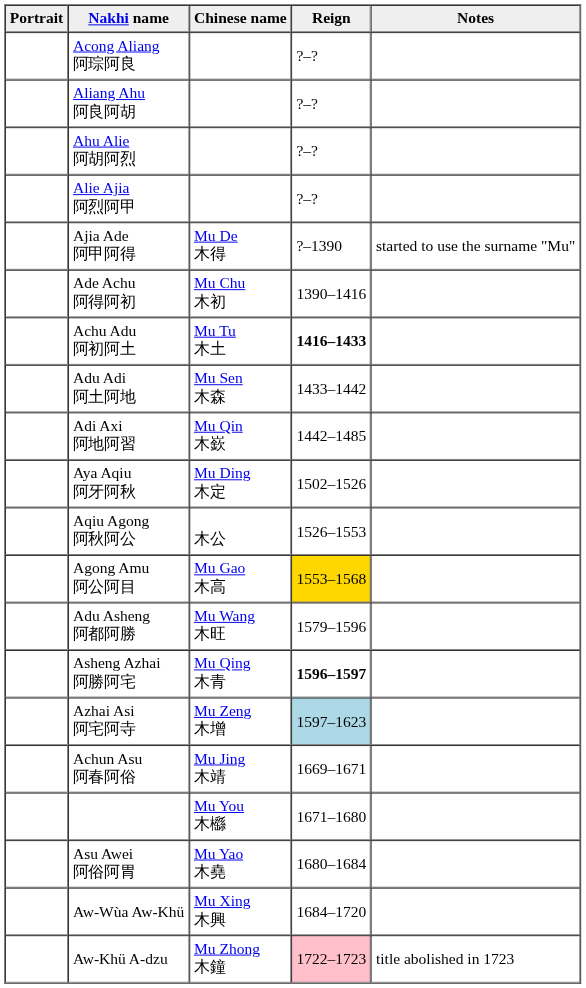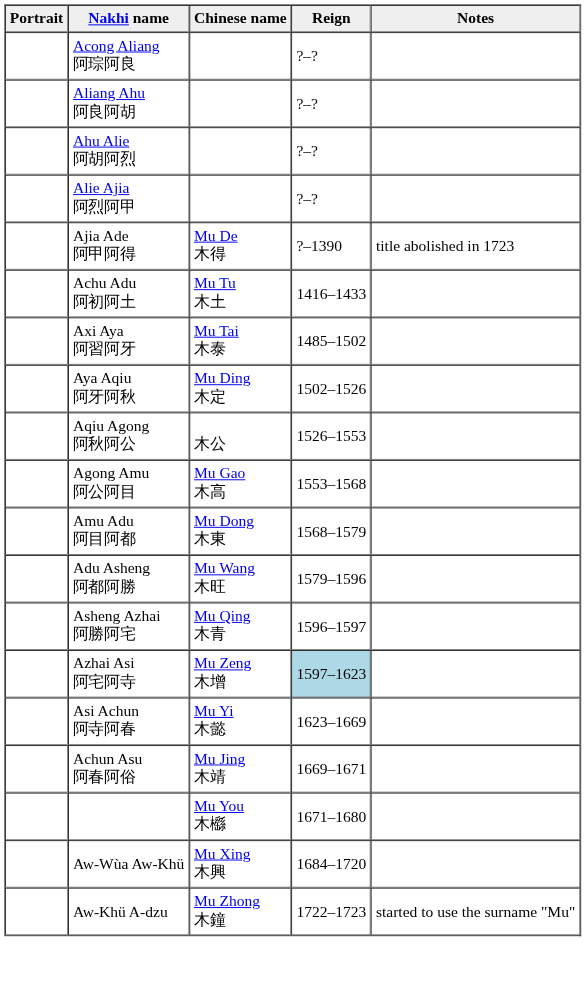(476, 246) started to use the surname "Mu" -> (445, 246) title abolished in 1723
- row: (104, 292)
(331, 341) bold -> (331, 293) normal
- row: (104, 387)
- row: (104, 435)
+ row: (104, 340)
(331, 578) gold background -> (331, 483) no background
+ row: (104, 530)
(331, 673) bold -> (331, 626) normal
+ row: (106, 720)
- row: (104, 862)
(331, 958) pink background -> (331, 911) no background
(445, 958) title abolished in 1723 -> (476, 911) started to use the surname "Mu"
